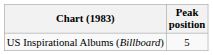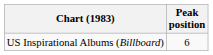(187, 42) 5 -> (187, 42) 6
